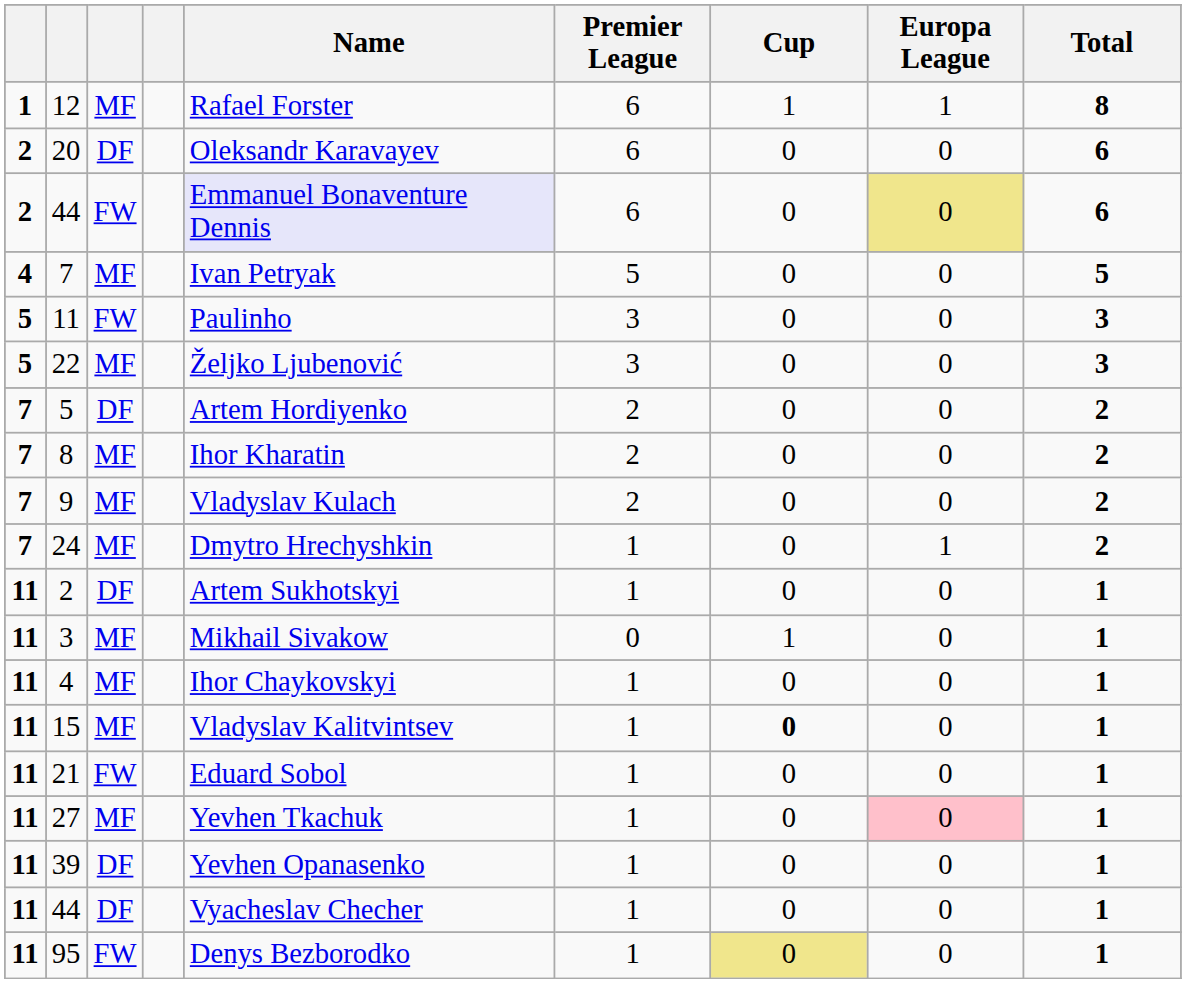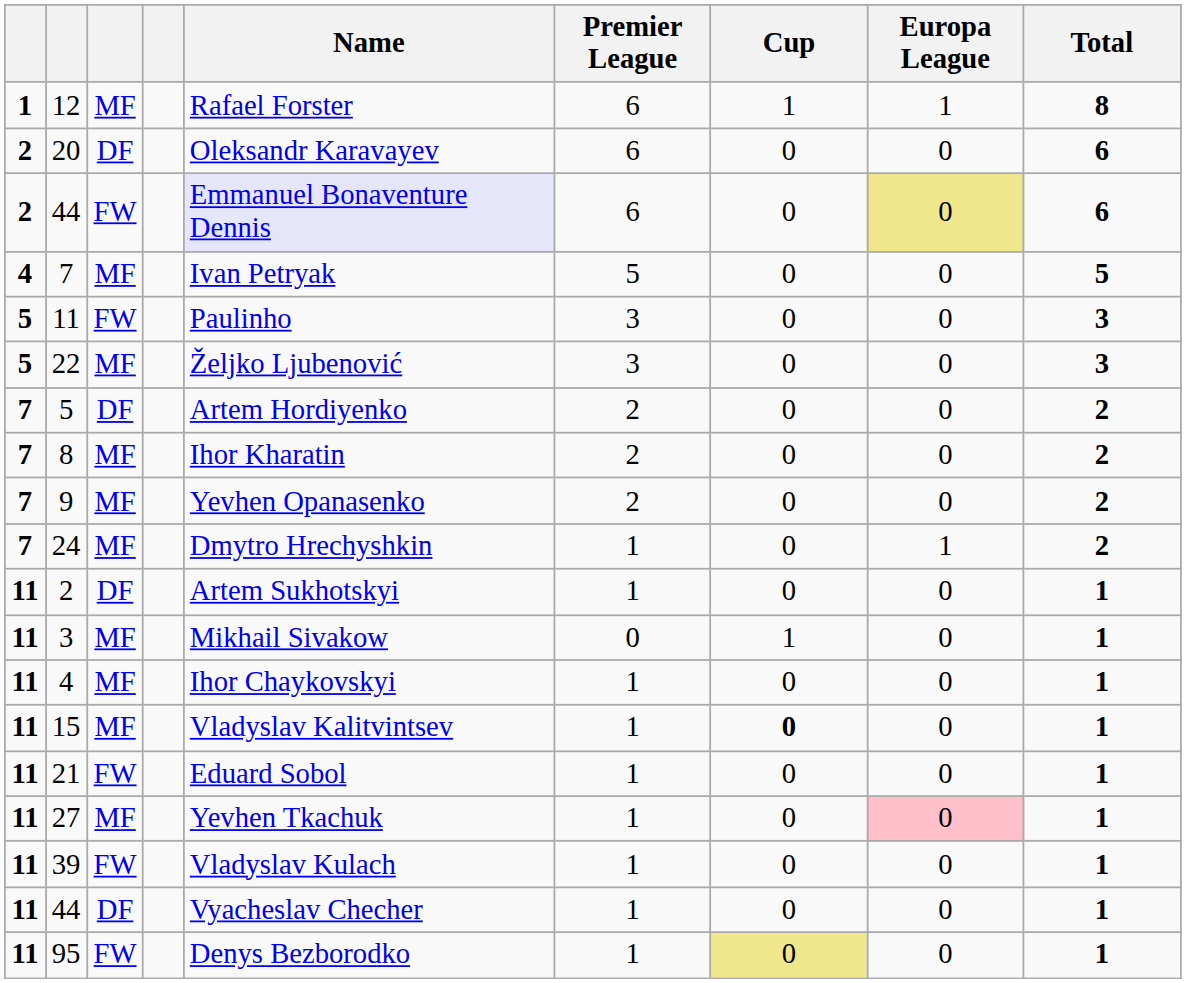(293, 500) Vladyslav Kulach -> (307, 500) Yevhen Opanasenko
(115, 863) DF -> (115, 863) FW
(307, 863) Yevhen Opanasenko -> (293, 863) Vladyslav Kulach
